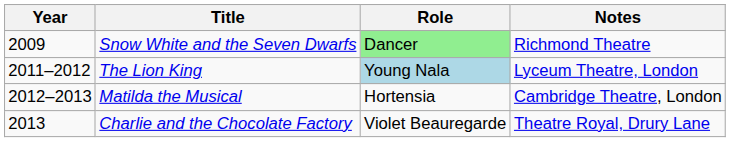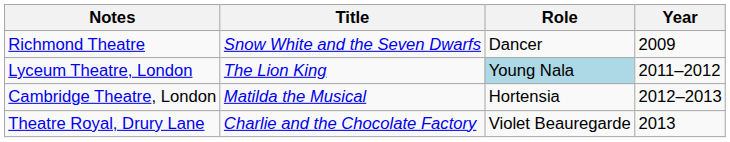columns swapped: (50, 17) <-> (618, 17)
(391, 44) lightgreen background -> (515, 44) no background
